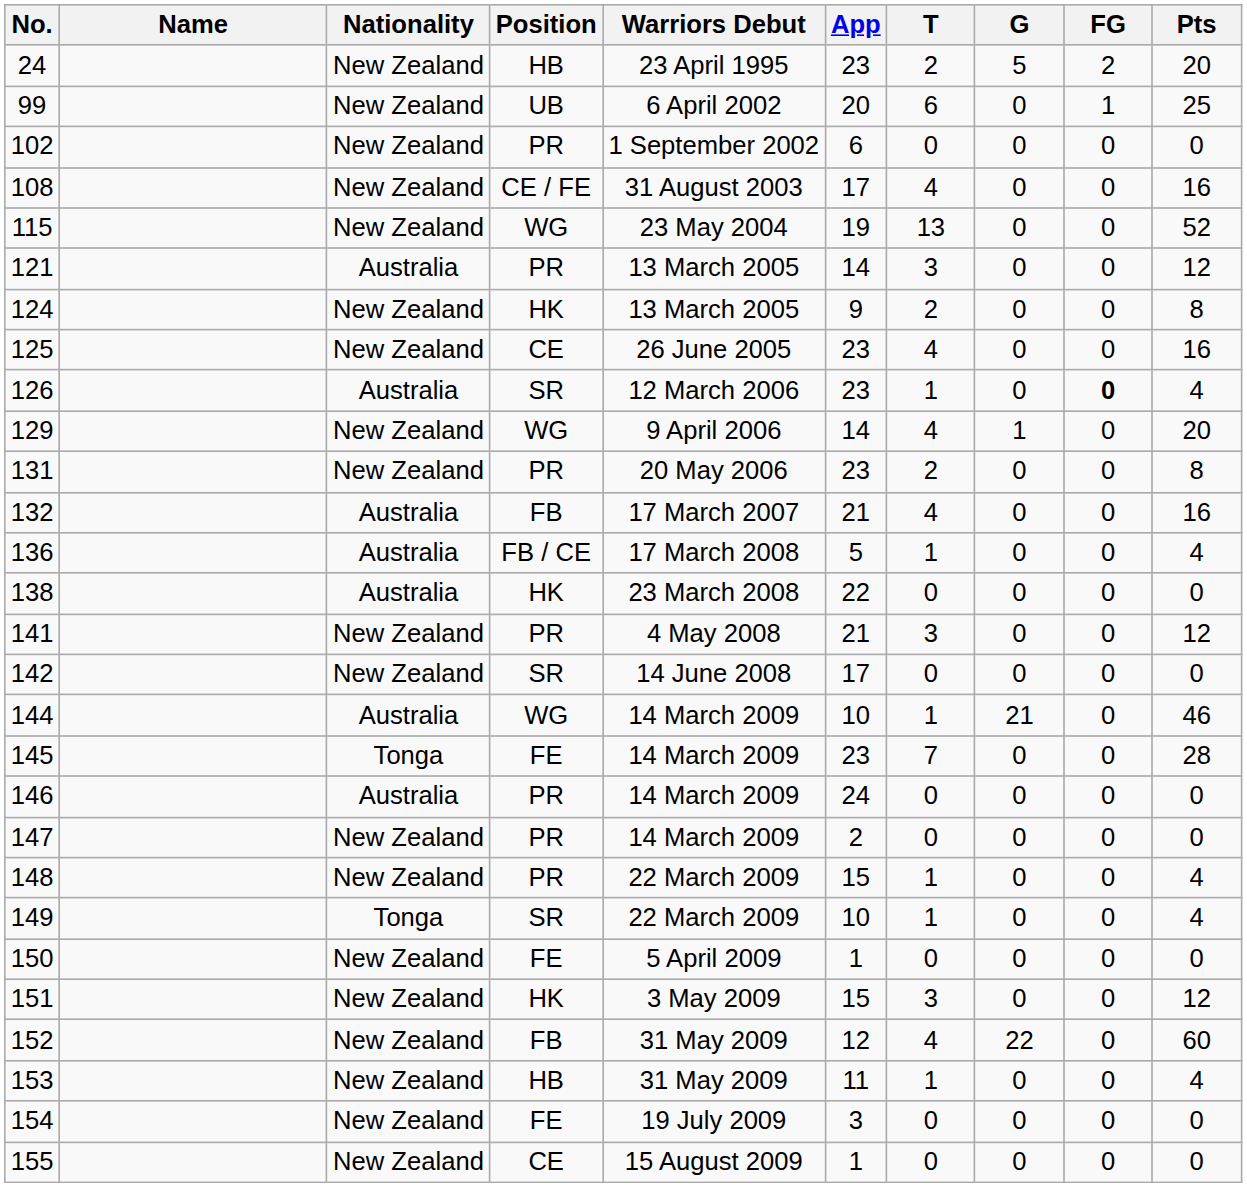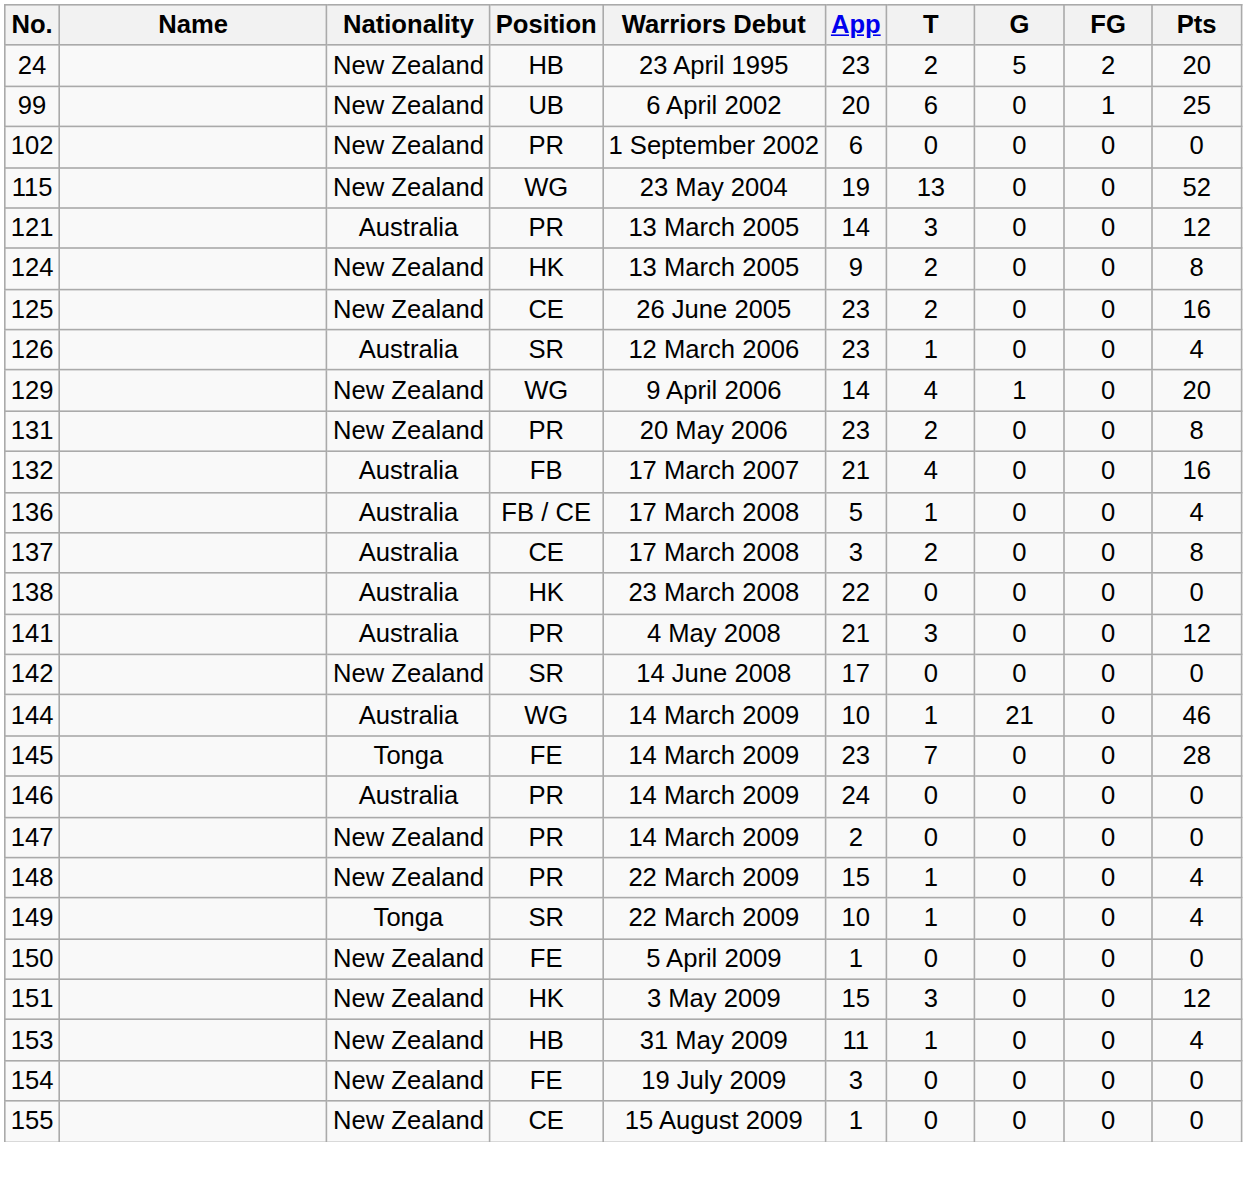- row: (32, 187)
(931, 349) 4 -> (931, 308) 2
(1108, 390) bold -> (1108, 349) normal
+ row: (32, 552)
(408, 633) New Zealand -> (408, 633) Australia
- row: (32, 1039)
